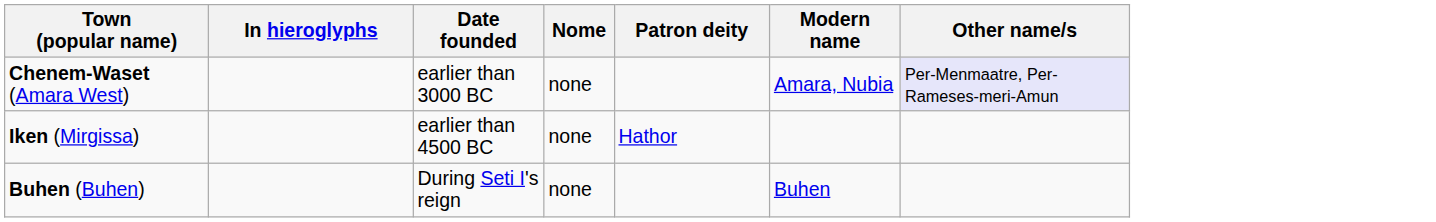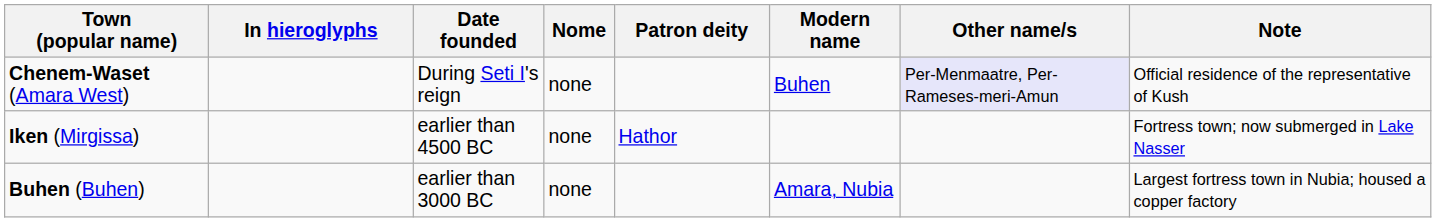+ column: (1280, 30)
(466, 83) earlier than 3000 BC -> (478, 83) During Seti I's reign
(834, 83) Amara, Nubia -> (802, 83) Buhen
(478, 189) During Seti I's reign -> (466, 189) earlier than 3000 BC
(802, 189) Buhen -> (834, 189) Amara, Nubia
